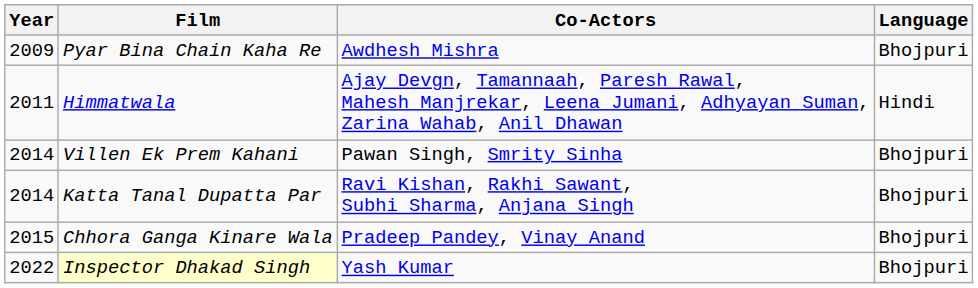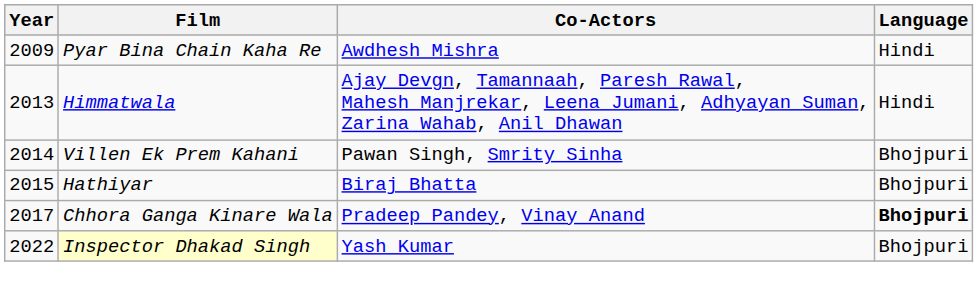(923, 50) Bhojpuri -> (907, 50) Hindi
(32, 103) 2011 -> (32, 103) 2013
- row: (192, 196)
+ row: (108, 185)
(32, 237) 2015 -> (32, 216) 2017
(923, 237) normal -> (923, 216) bold
